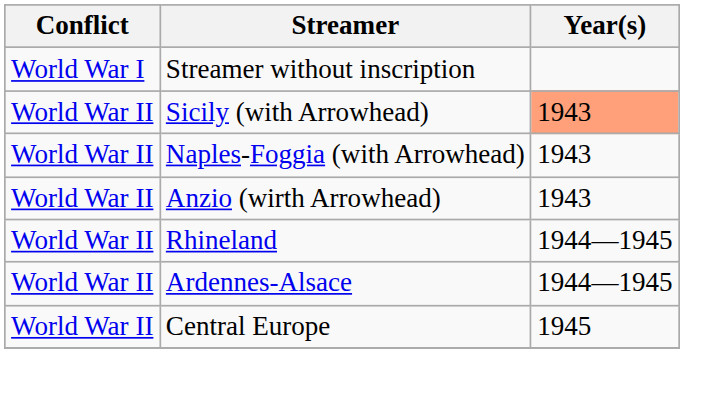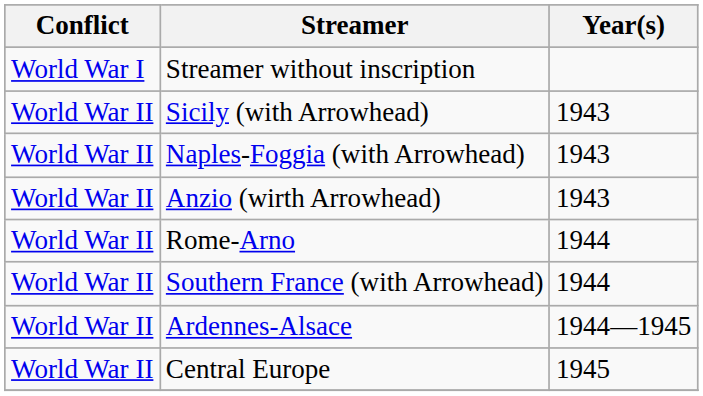(564, 111) lightsalmon background -> (583, 111) no background
+ row: (230, 240)
+ row: (355, 283)
- row: (221, 240)
